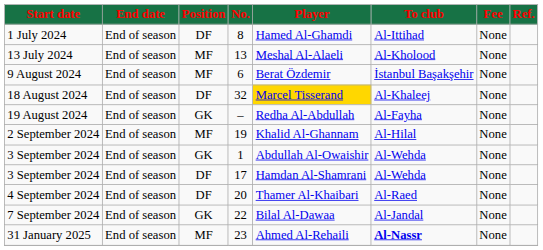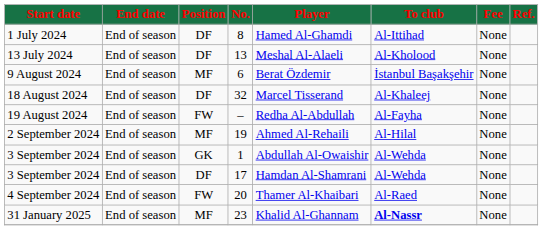(204, 54) MF -> (204, 54) DF
(299, 94) gold background -> (299, 94) no background
(204, 114) GK -> (204, 114) FW
(307, 134) Khalid Al-Ghannam -> (302, 134) Ahmed Al-Rehaili
(204, 194) DF -> (204, 194) FW
- row: (53, 214)
(302, 235) Ahmed Al-Rehaili -> (307, 214) Khalid Al-Ghannam
